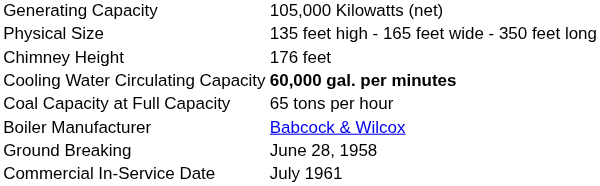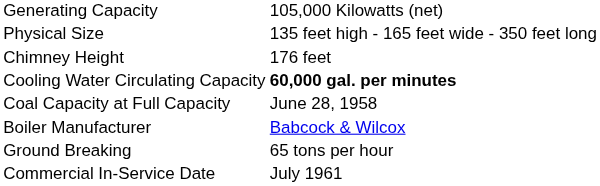(332, 103) 65 tons per hour -> (324, 103) June 28, 1958
(324, 150) June 28, 1958 -> (332, 150) 65 tons per hour
